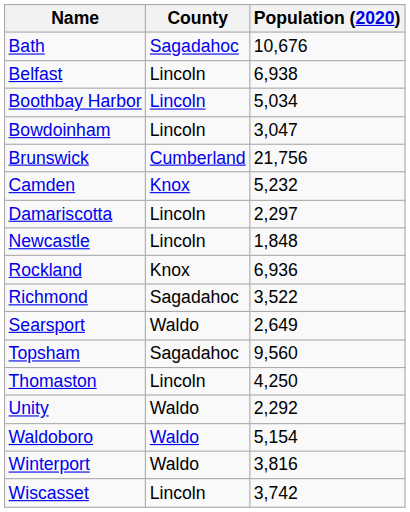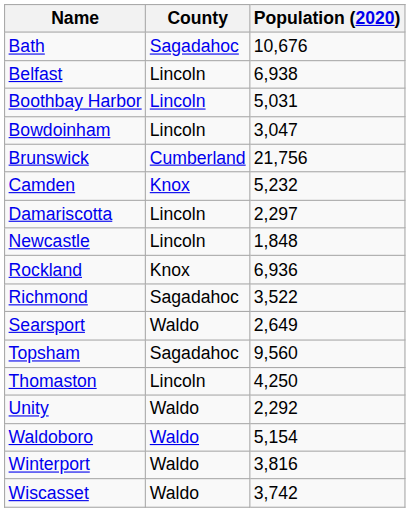(276, 102) 5,034 -> (276, 102) 5,031
(178, 492) Lincoln -> (174, 492) Waldo
